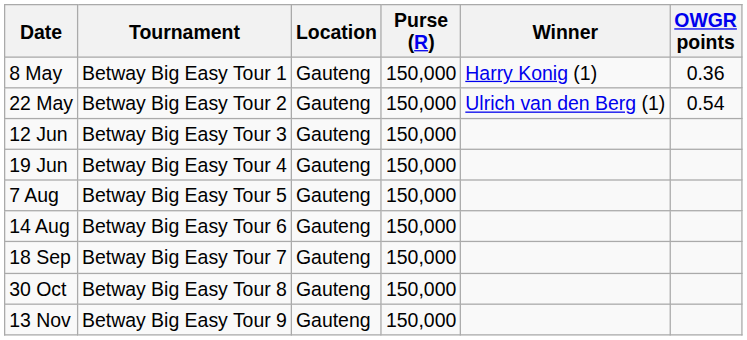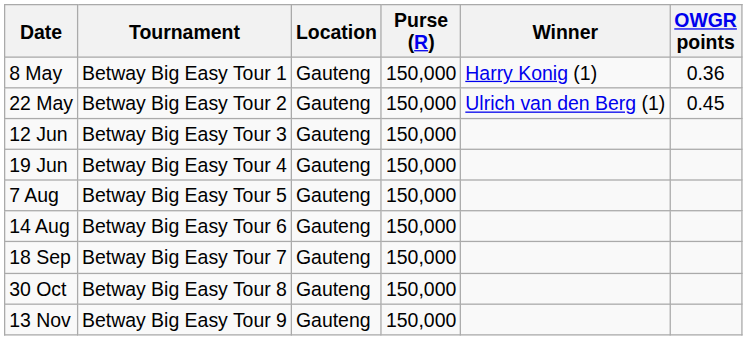(706, 104) 0.54 -> (706, 104) 0.45
